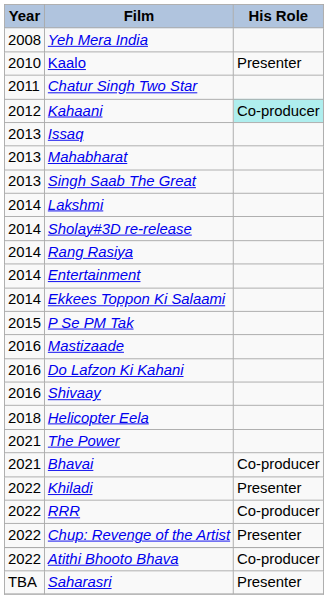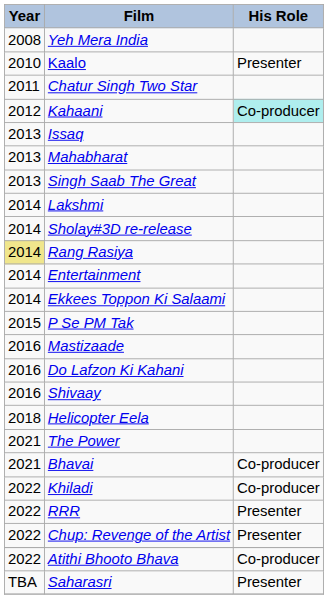(24, 252) no background -> (24, 252) khaki background
(269, 488) Presenter -> (278, 488) Co-producer
(278, 511) Co-producer -> (269, 511) Presenter
